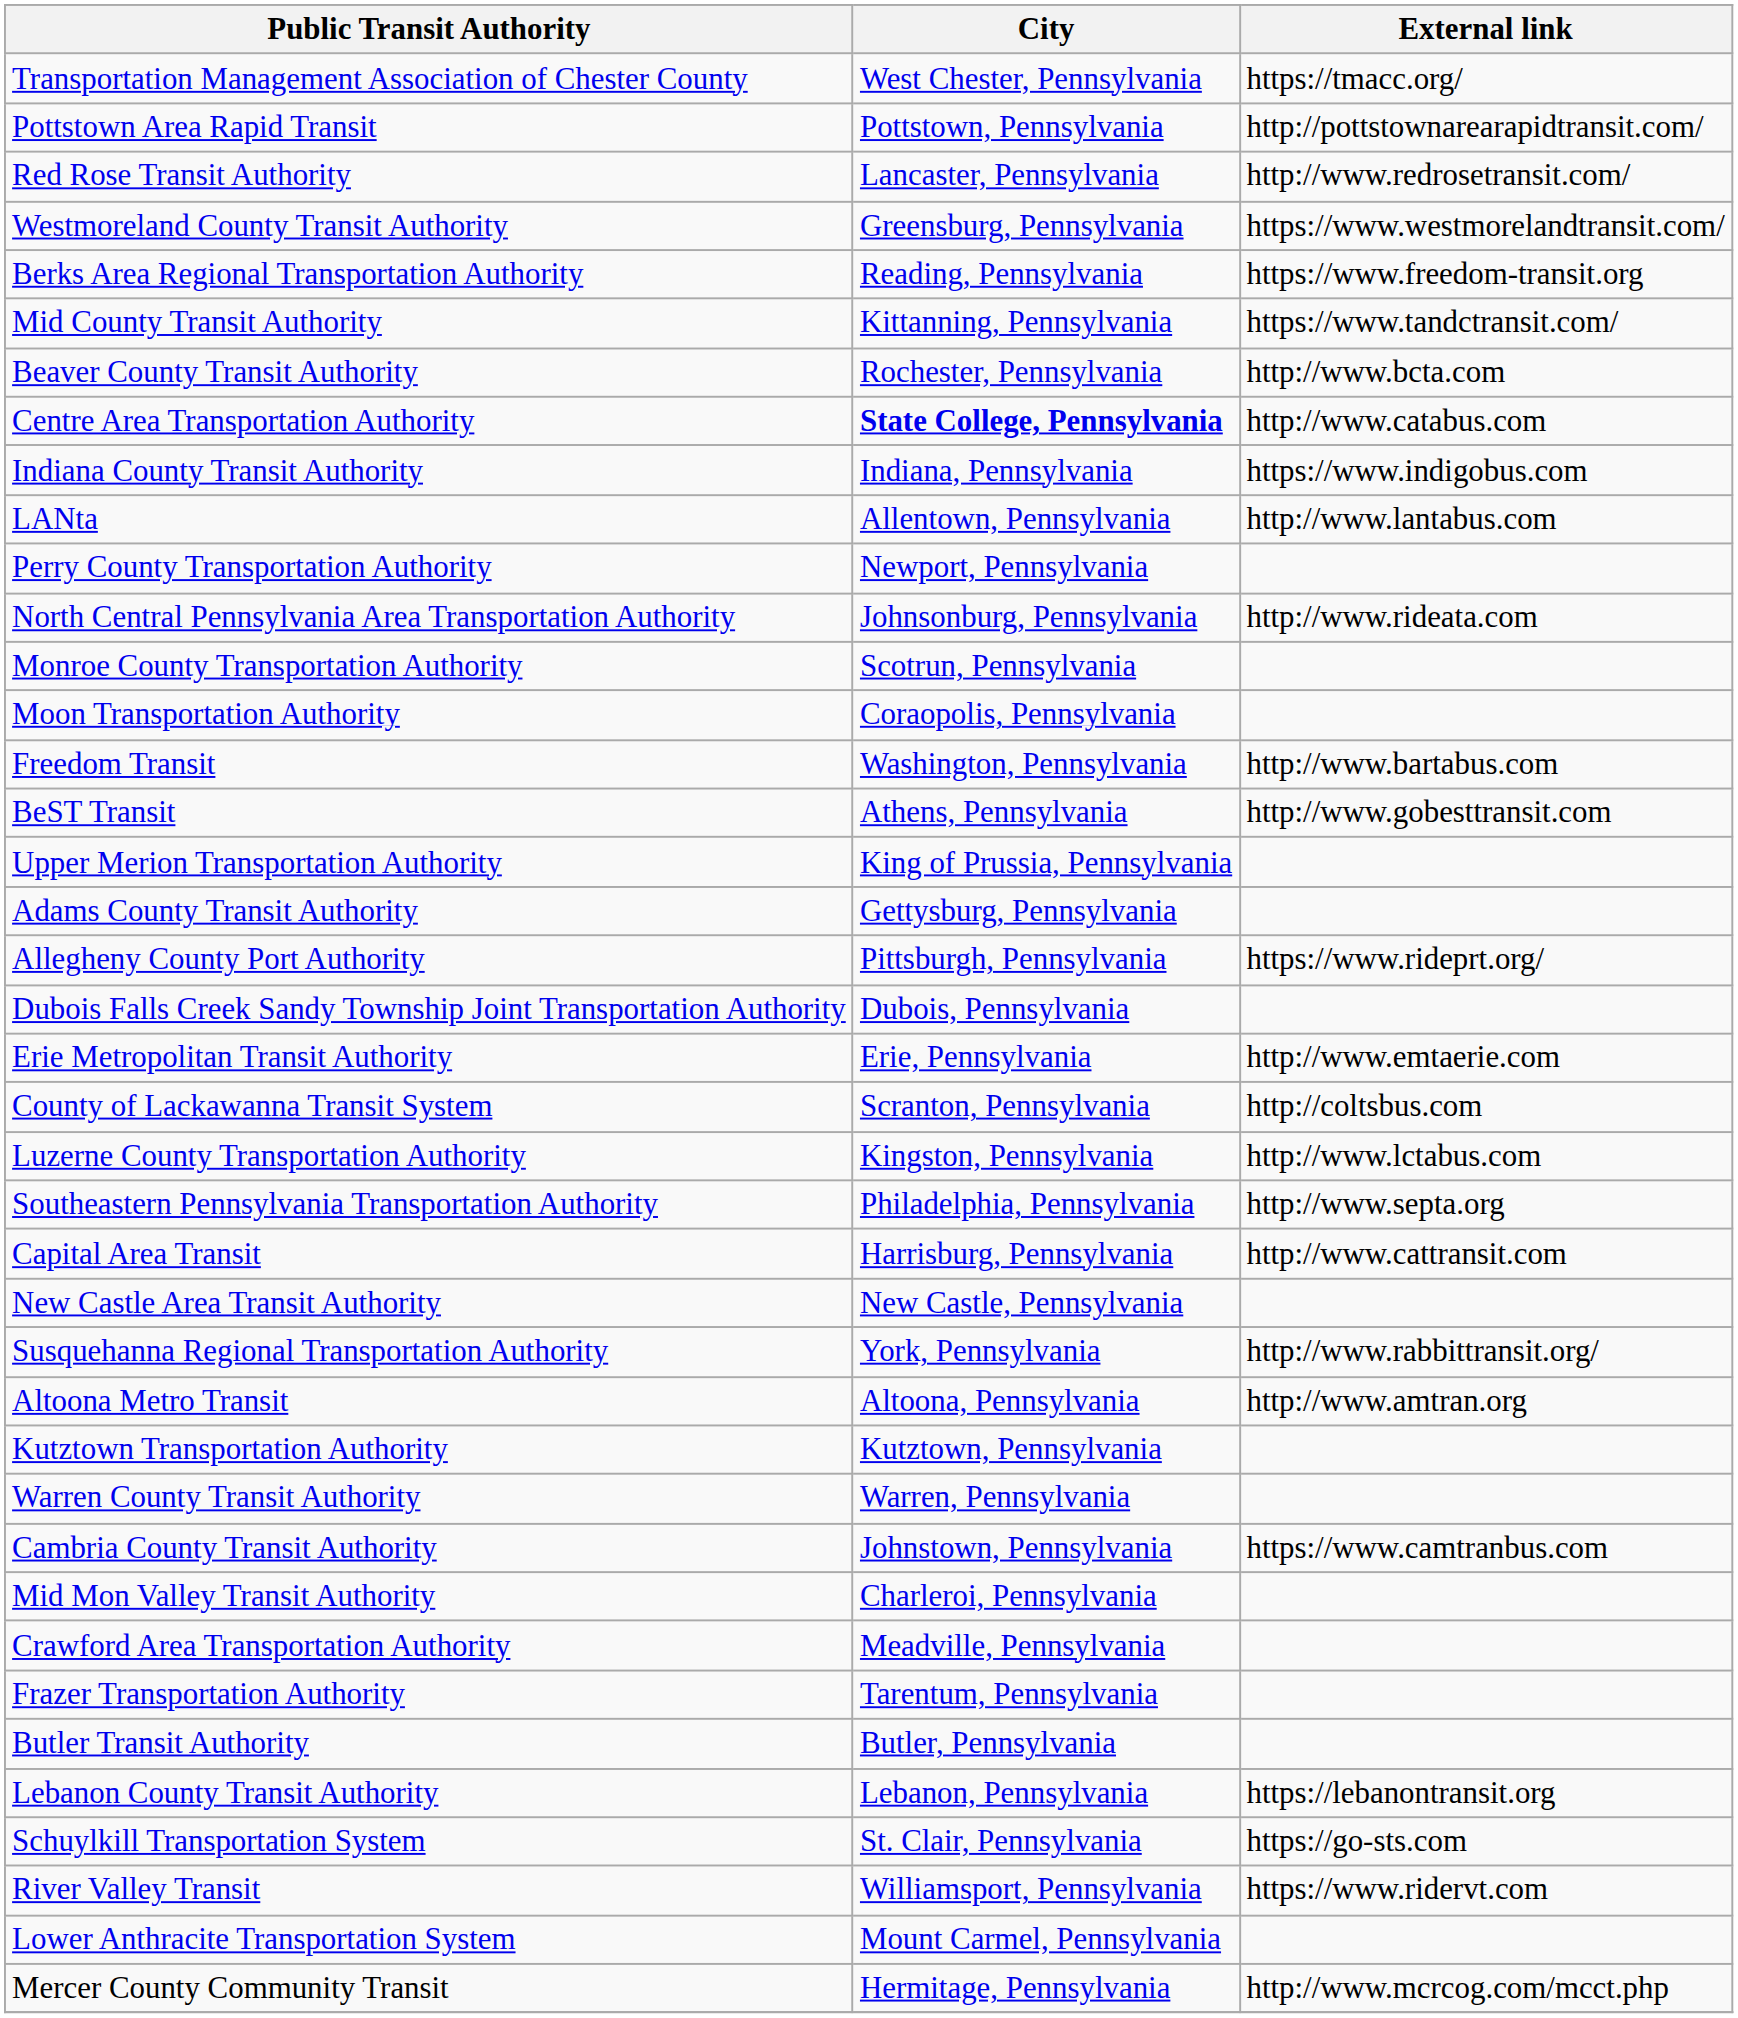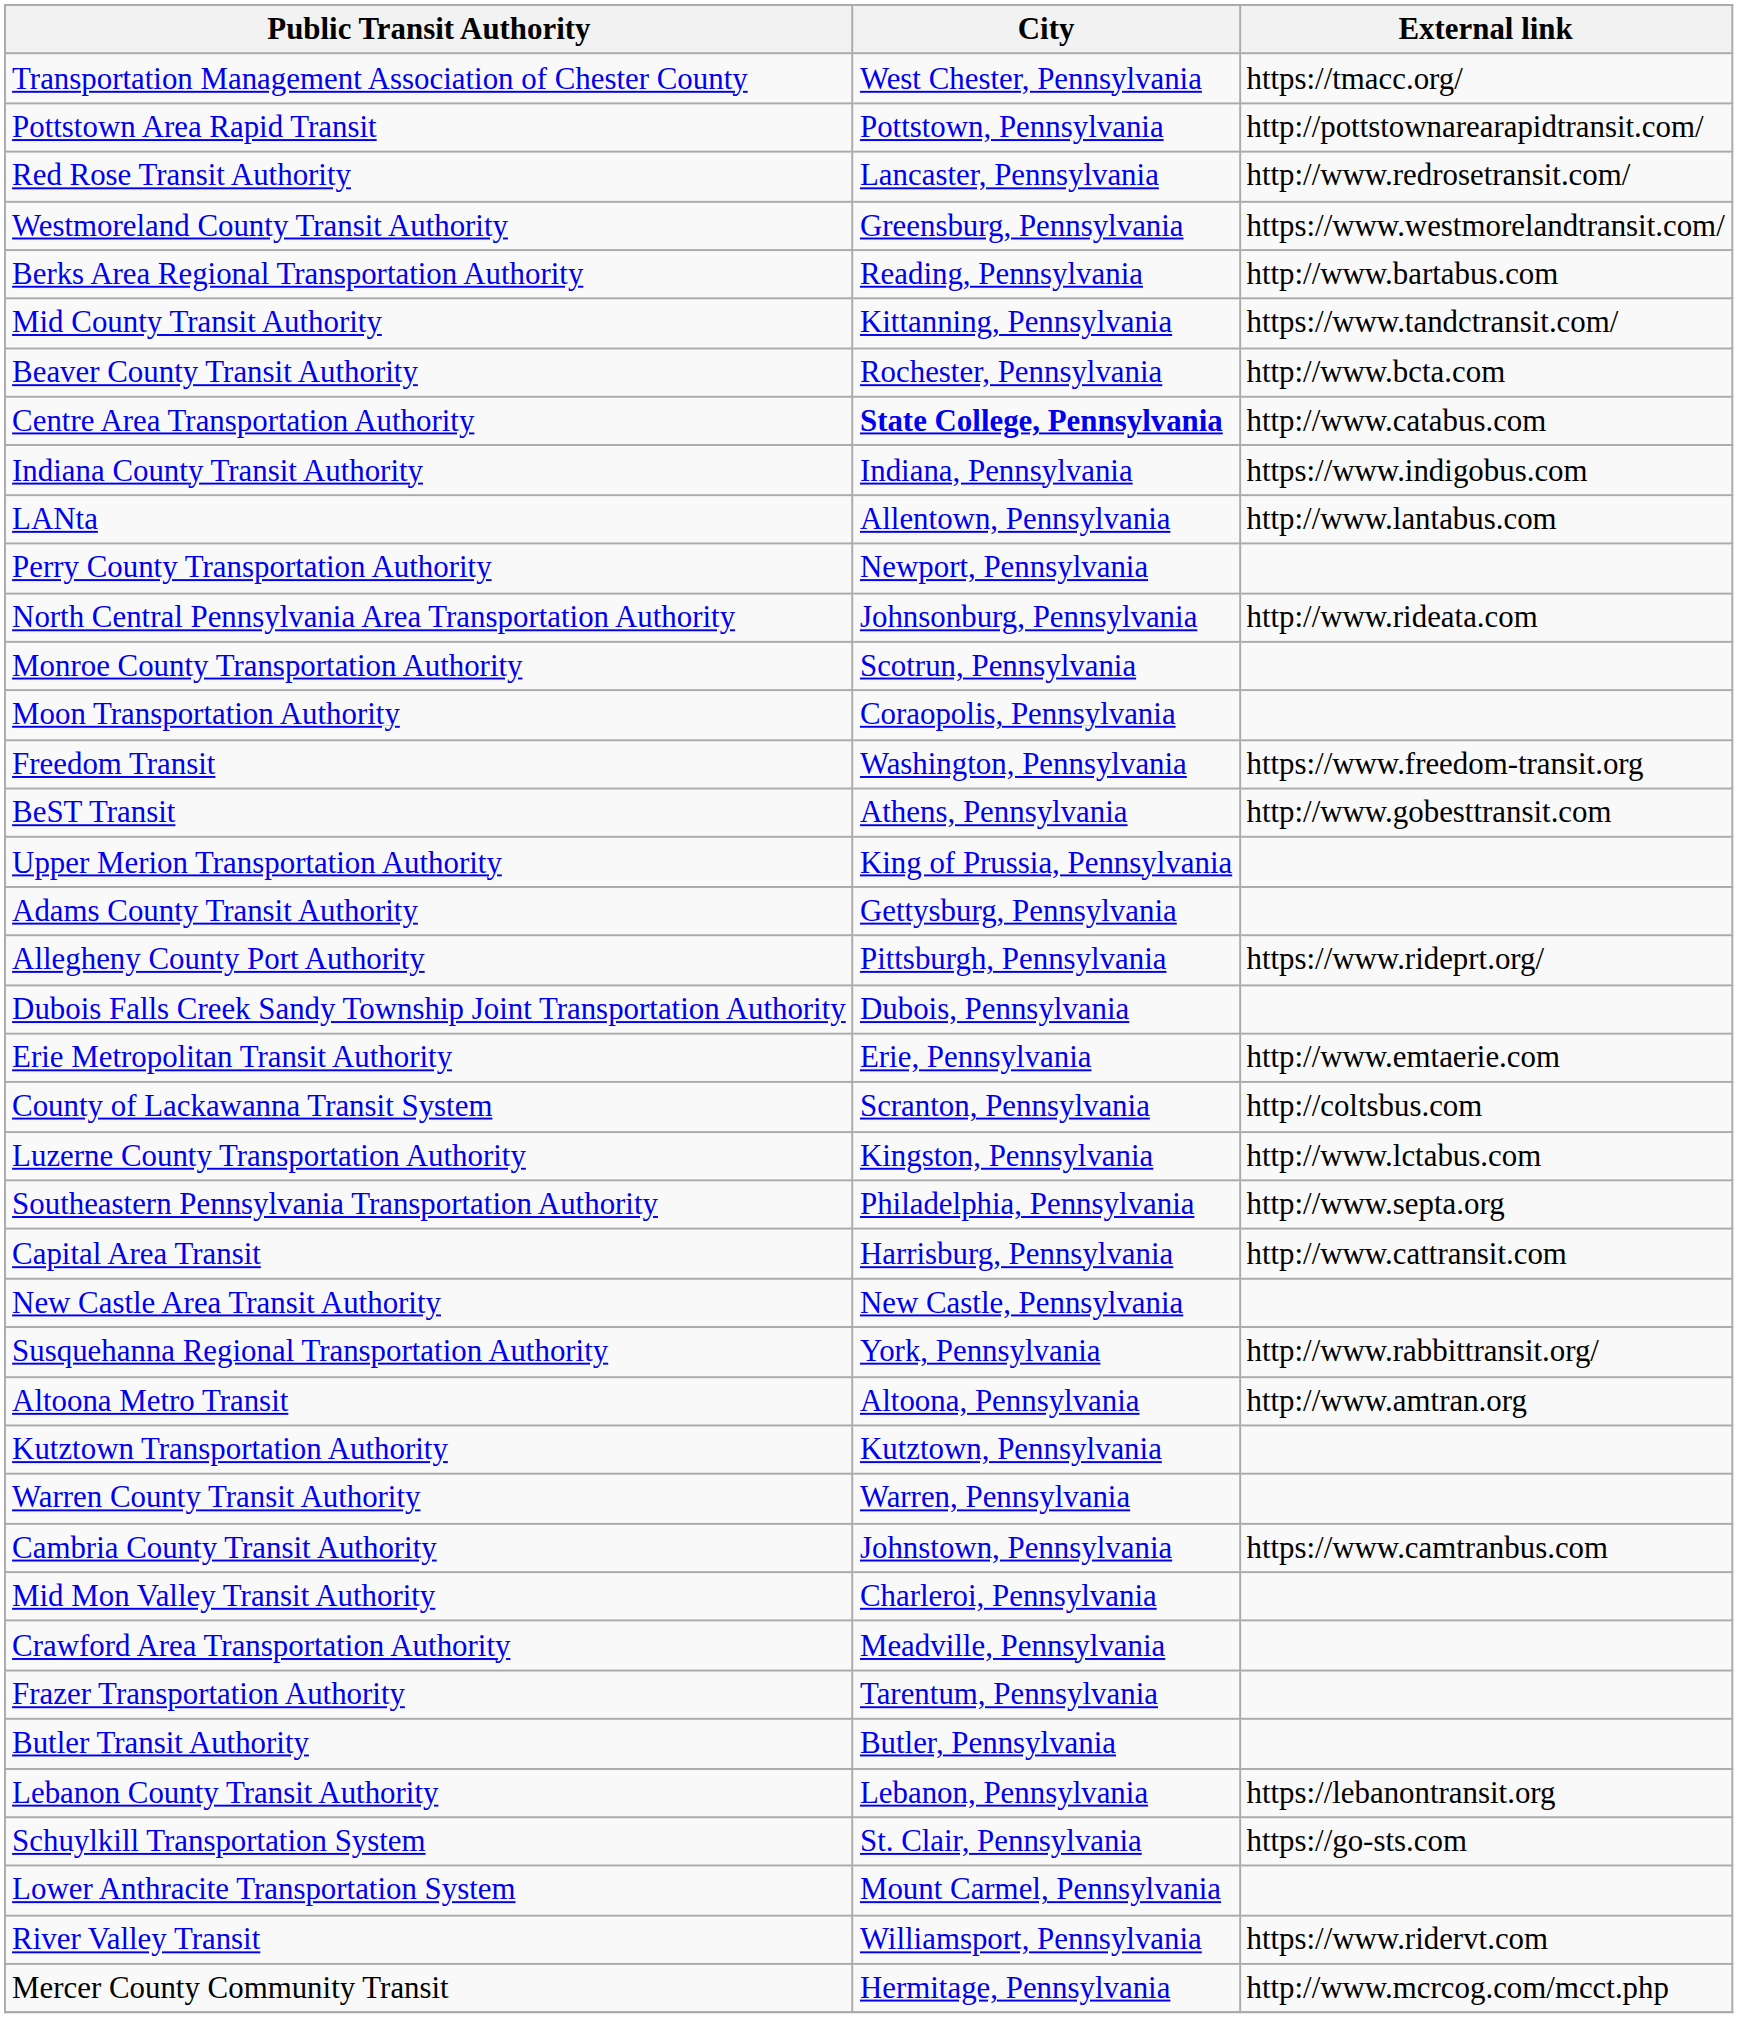(1445, 273) https://www.freedom-transit.org -> (1402, 273) http://www.bartabus.com
(1402, 763) http://www.bartabus.com -> (1445, 763) https://www.freedom-transit.org
rows swapped: (264, 1938) <-> (136, 1889)
